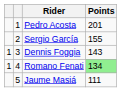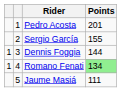(95, 52) 143 -> (95, 52) 144
